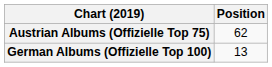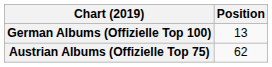rows swapped: (109, 52) <-> (109, 33)
